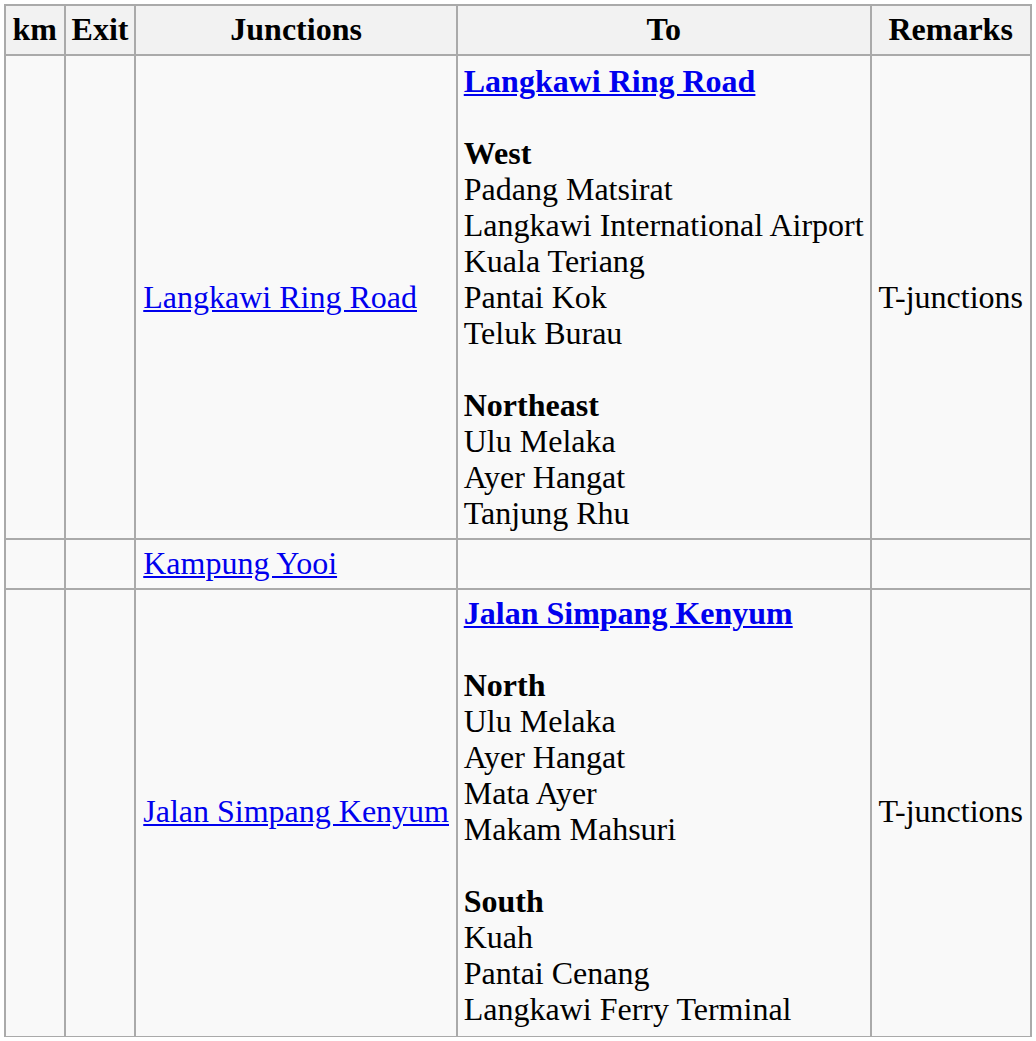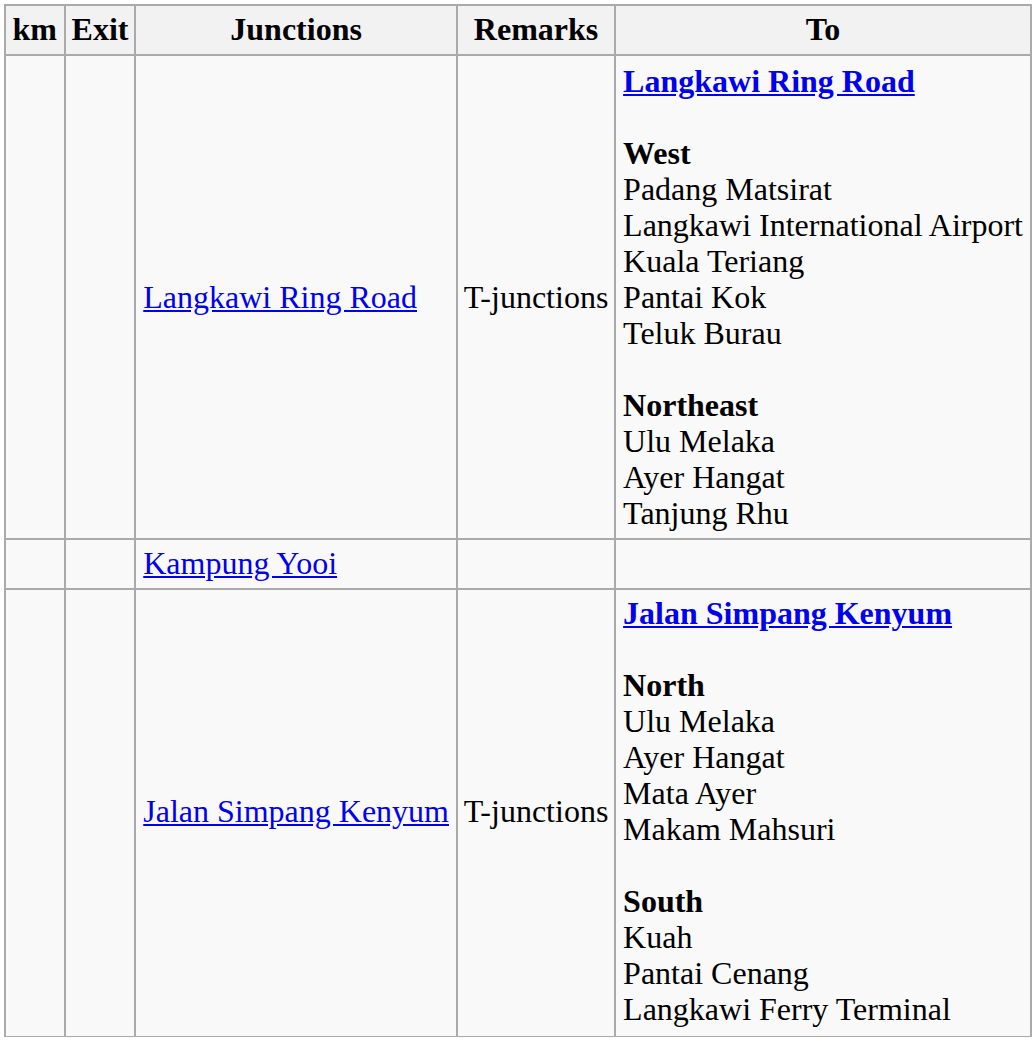columns swapped: (664, 29) <-> (951, 29)
